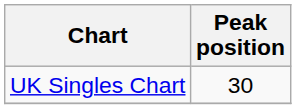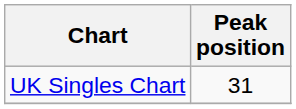(240, 84) 30 -> (240, 84) 31
